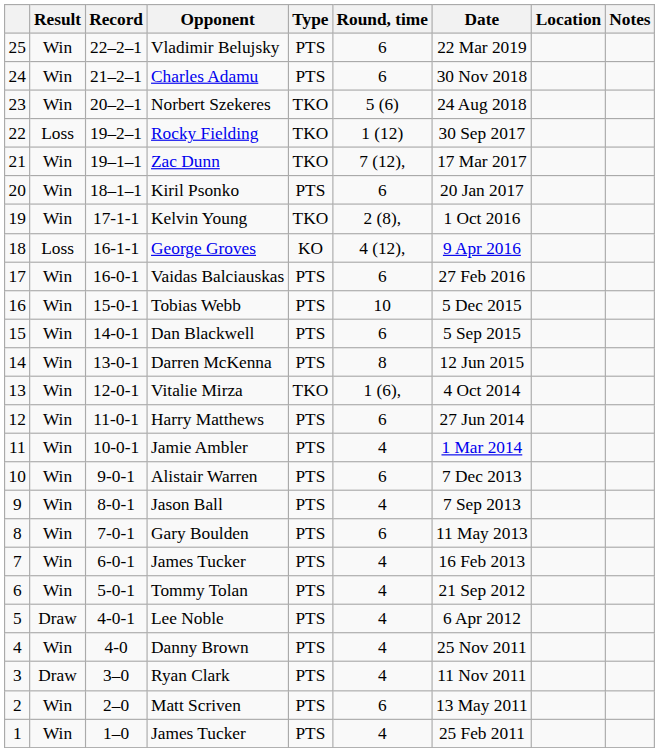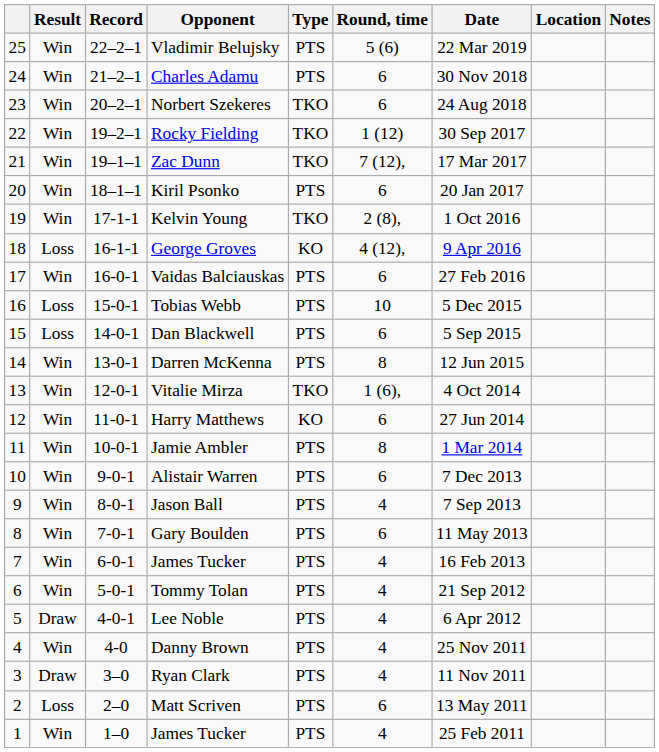(382, 47) 6 -> (382, 47) 5 (6)
(382, 104) 5 (6) -> (382, 104) 6
(58, 133) Loss -> (58, 133) Win
(58, 304) Win -> (58, 304) Loss
(58, 333) Win -> (58, 333) Loss
(310, 418) PTS -> (310, 418) KO
(382, 447) 4 -> (382, 447) 8
(58, 704) Win -> (58, 704) Loss
